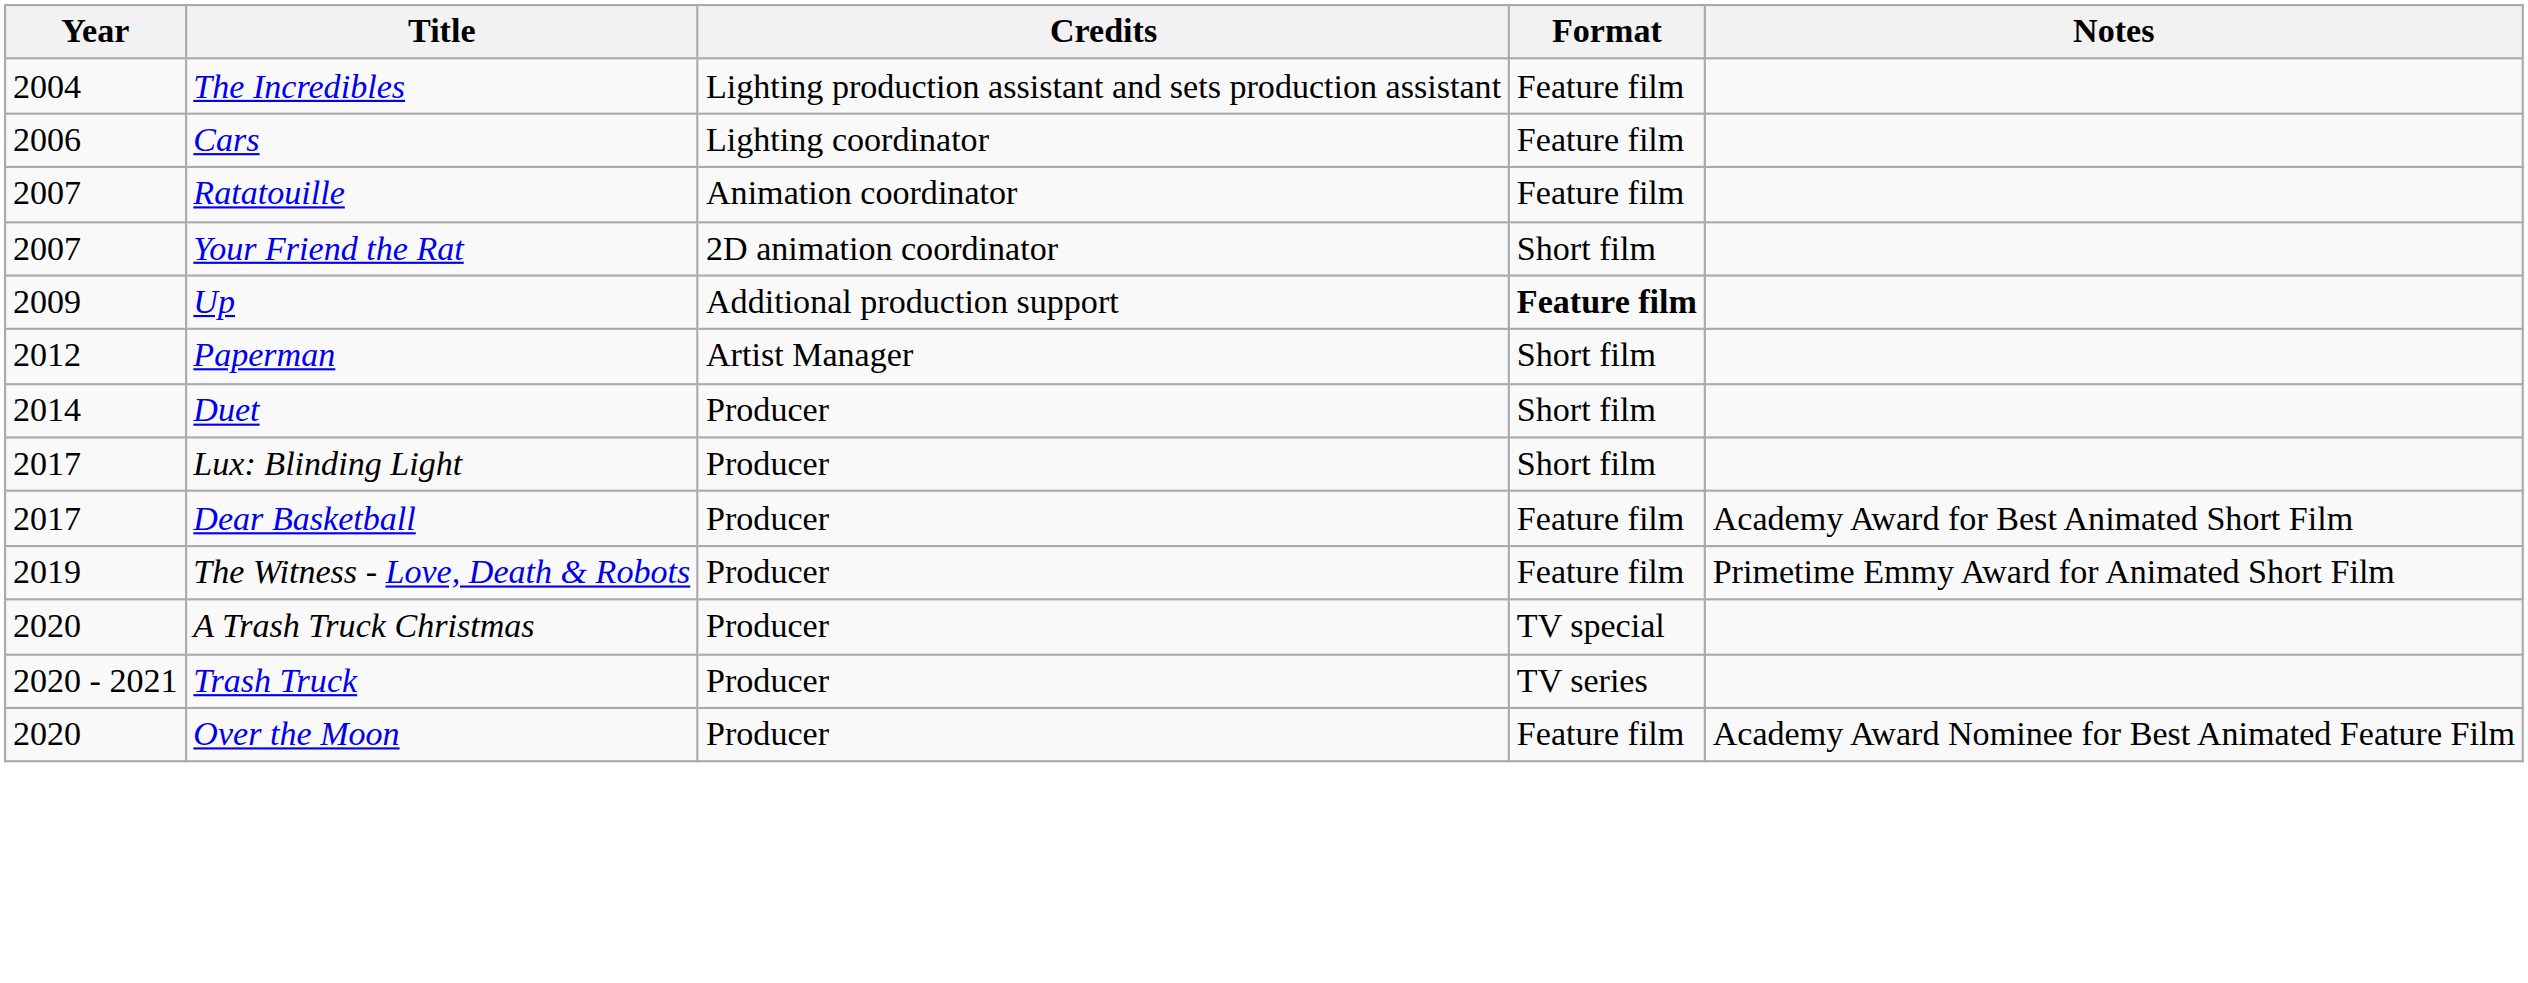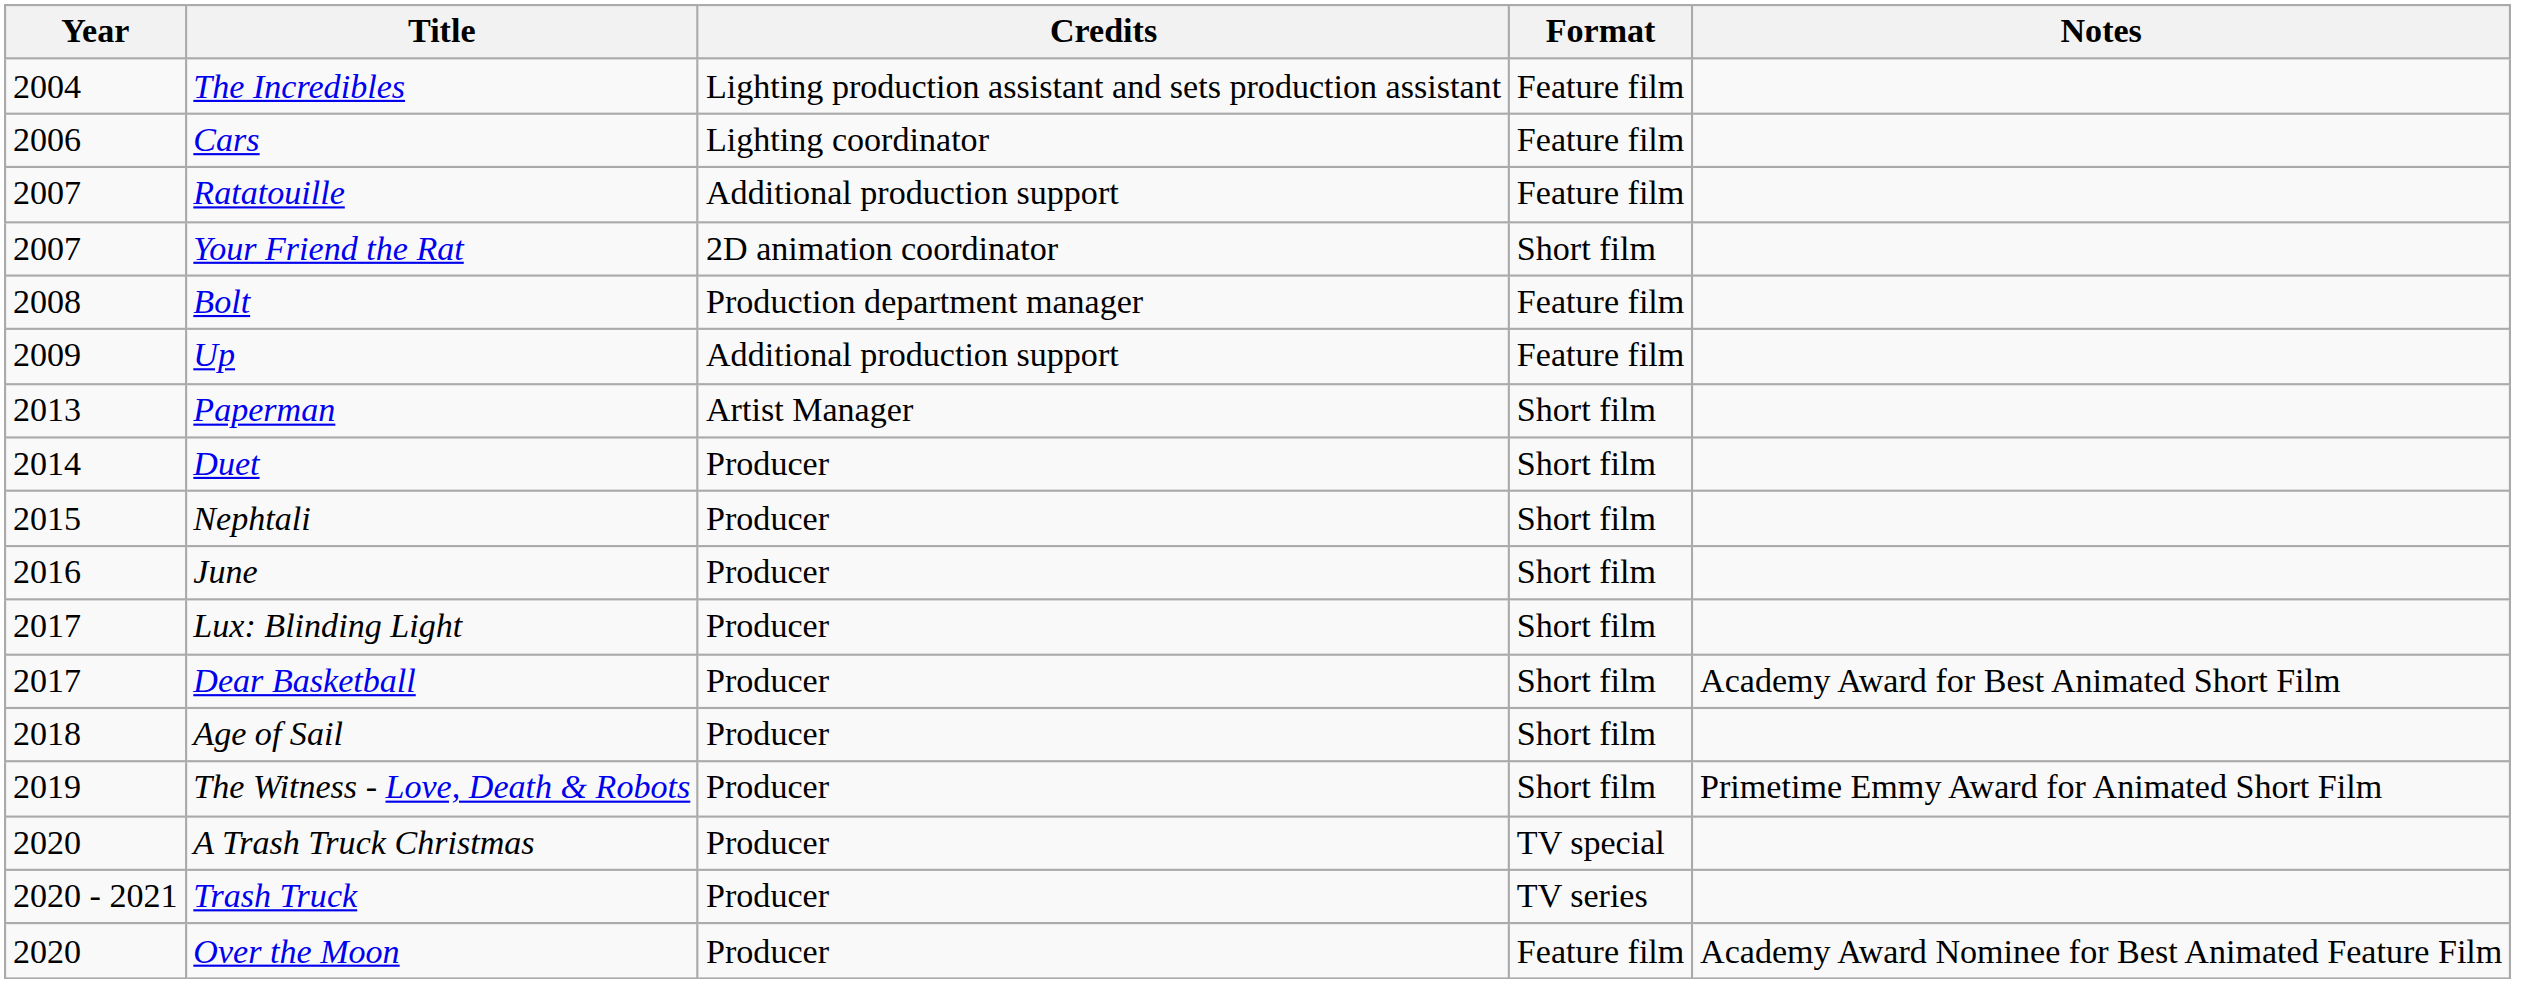(862, 193) Animation coordinator -> (912, 193) Additional production support
+ row: (222, 301)
(1607, 301) bold -> (1601, 355) normal
(47, 355) 2012 -> (47, 409) 2013
+ row: (252, 517)
+ row: (226, 572)
(1601, 517) Feature film -> (1586, 680) Short film
+ row: (268, 734)
(1601, 572) Feature film -> (1586, 788) Short film
